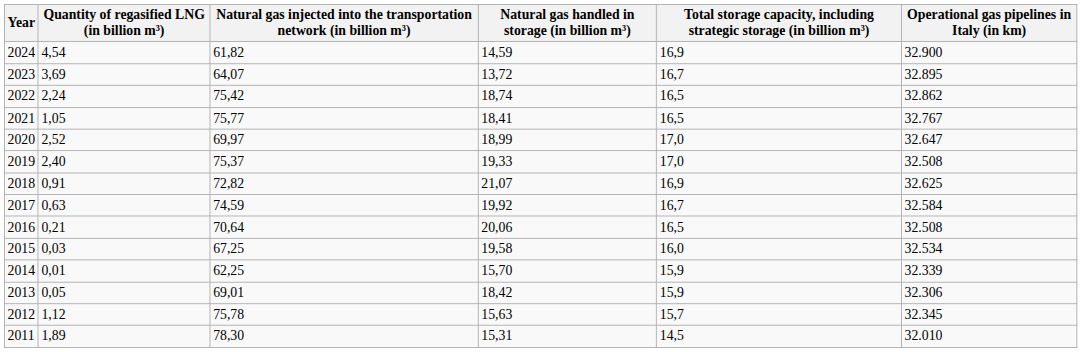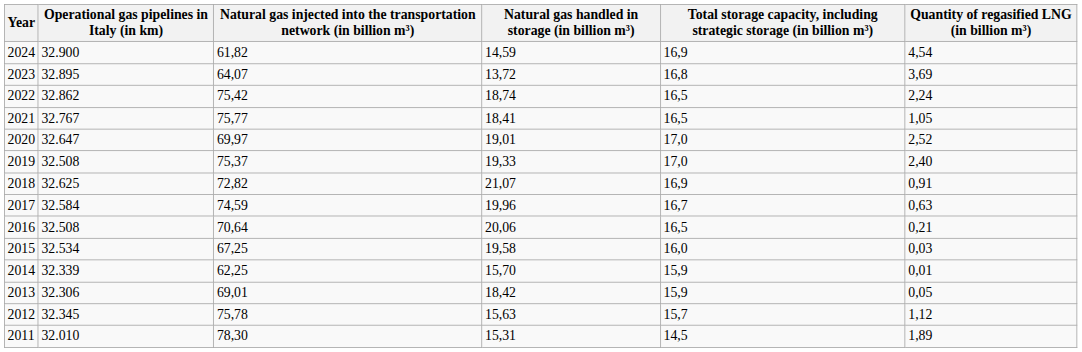columns swapped: (989, 23) <-> (124, 23)
(672, 74) 16,7 -> (676, 74) 16,8
(497, 140) 18,99 -> (501, 140) 19,01
(497, 205) 19,92 -> (501, 205) 19,96
